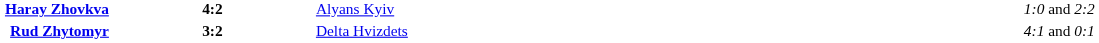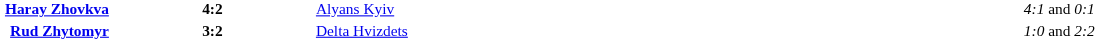(1059, 9) 1:0 and 2:2 -> (1059, 9) 4:1 and 0:1
(1059, 30) 4:1 and 0:1 -> (1059, 30) 1:0 and 2:2
